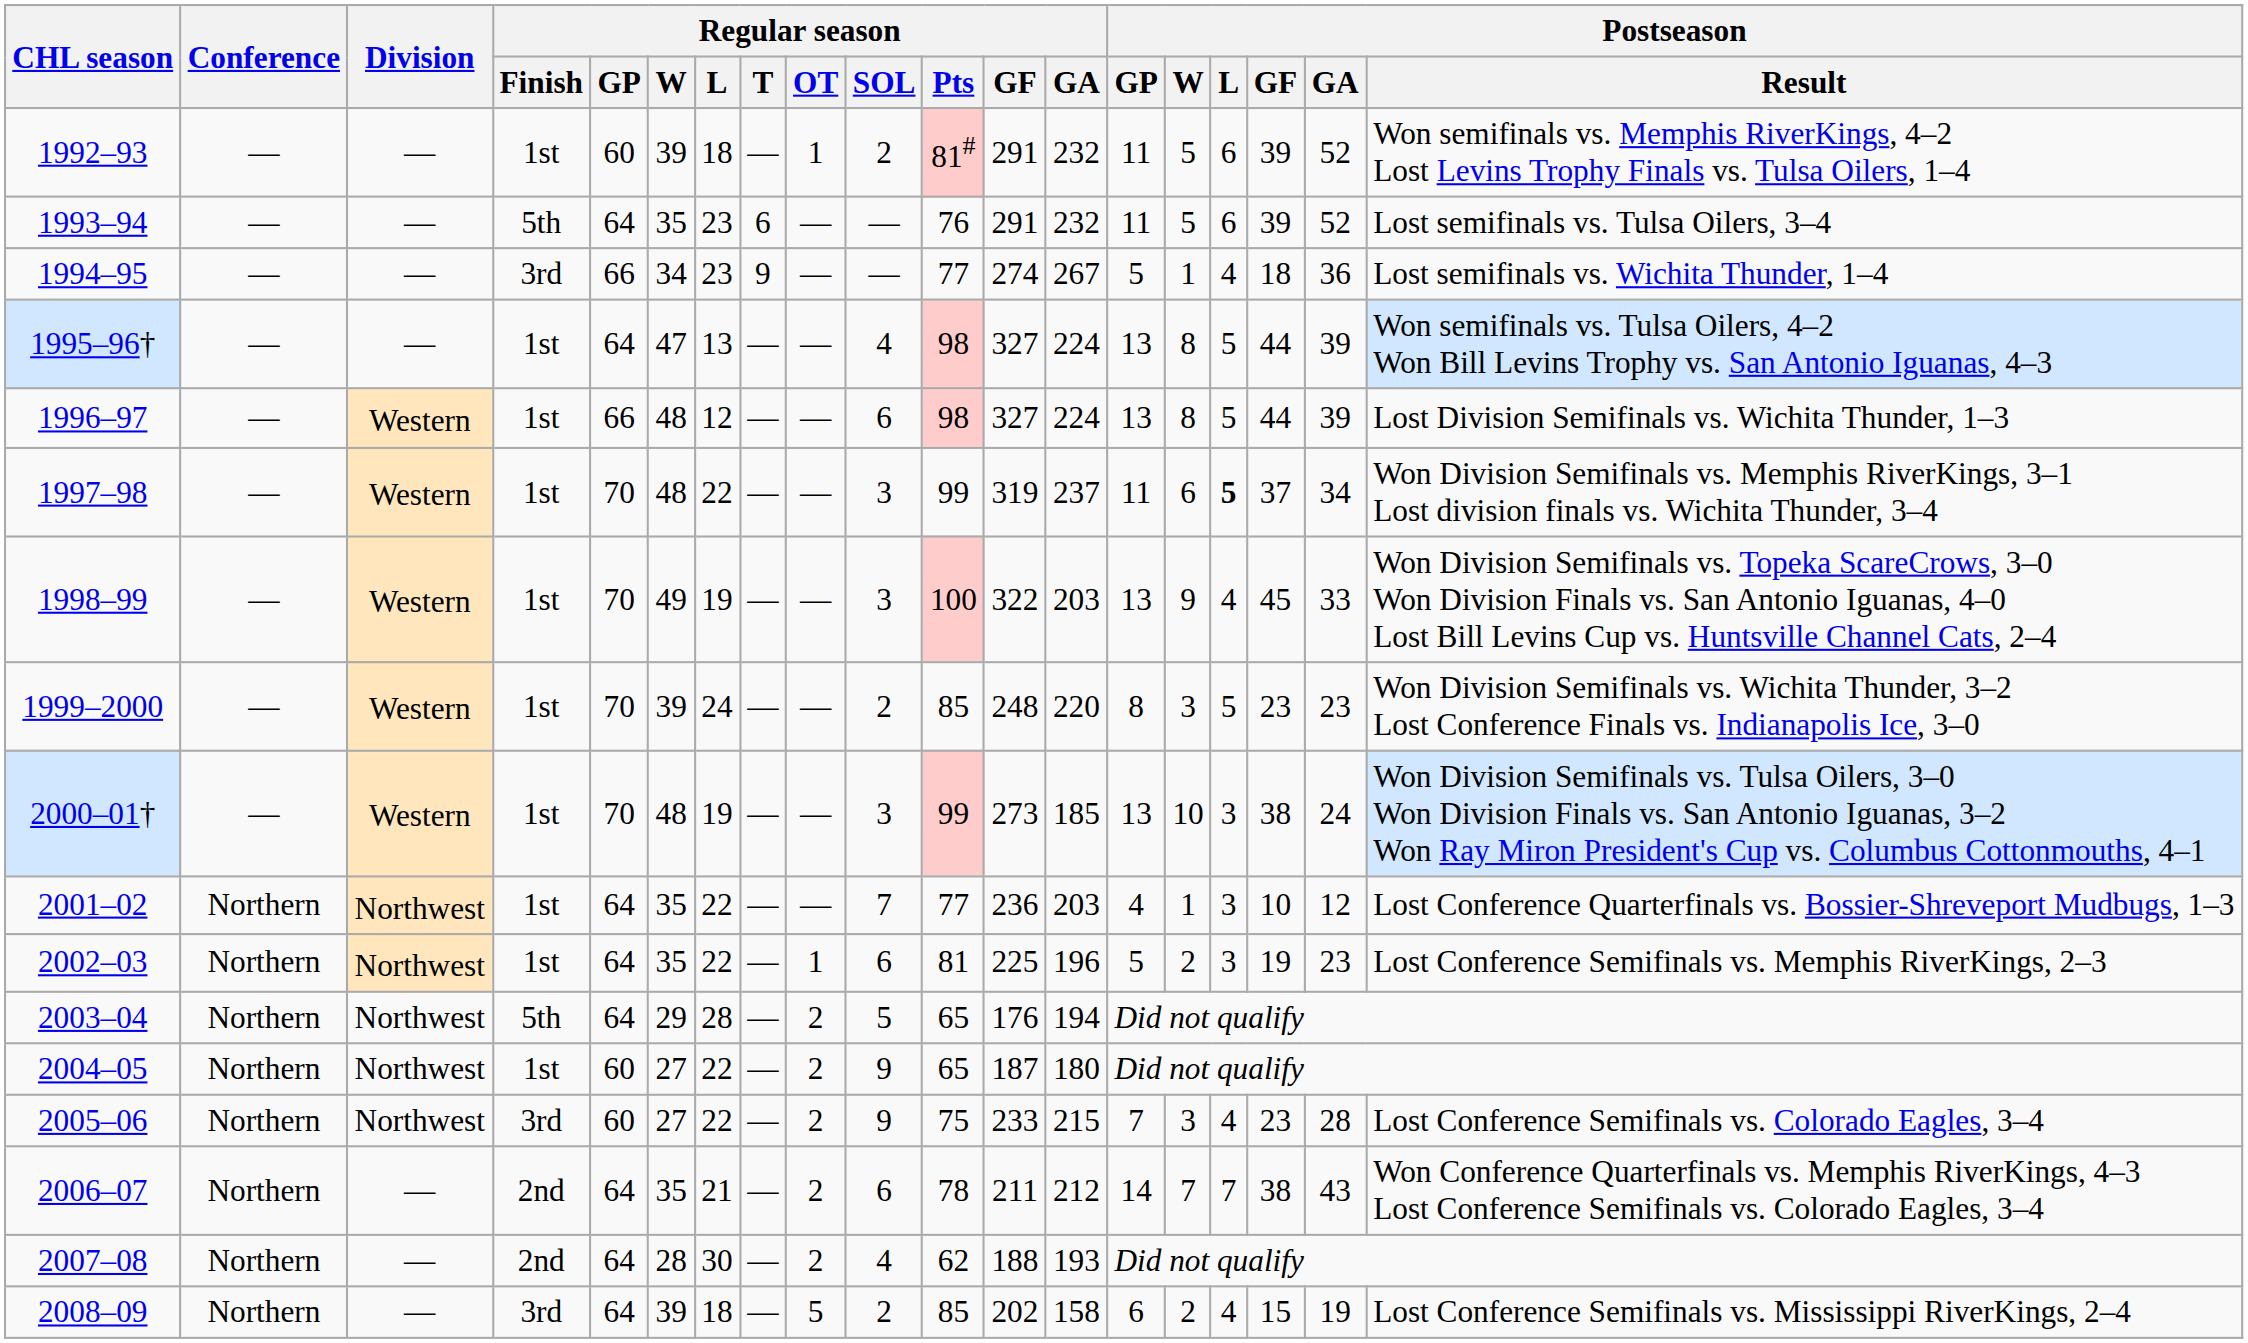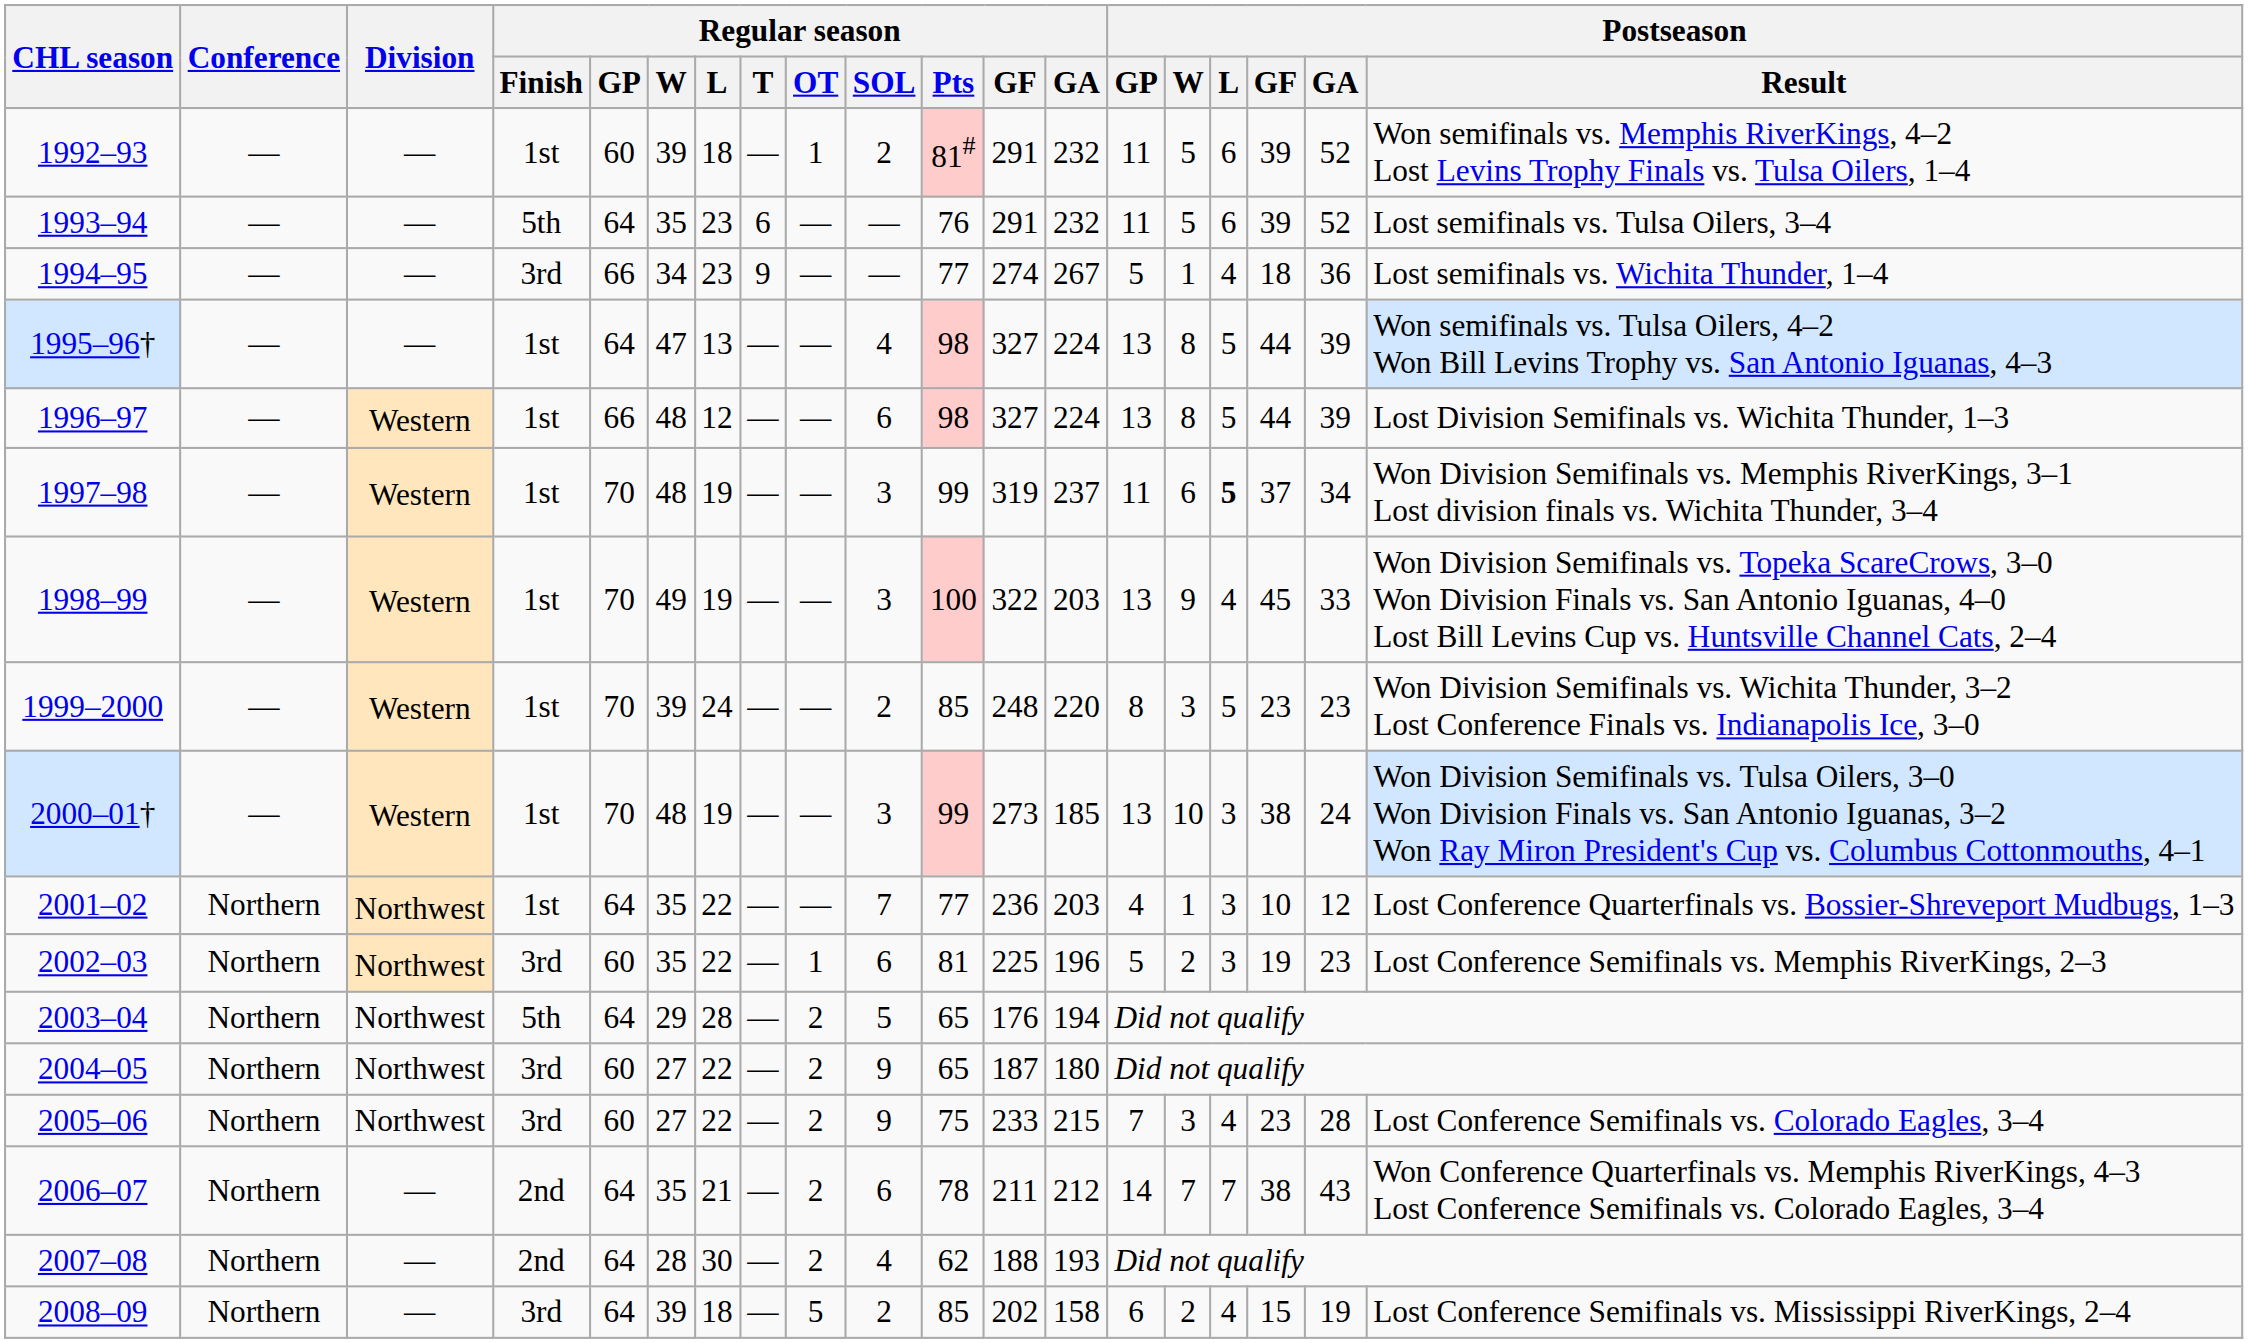(717, 490) 22 -> (717, 490) 19
(541, 962) 1st -> (541, 962) 3rd
(619, 962) 64 -> (619, 962) 60
(541, 1068) 1st -> (541, 1068) 3rd
